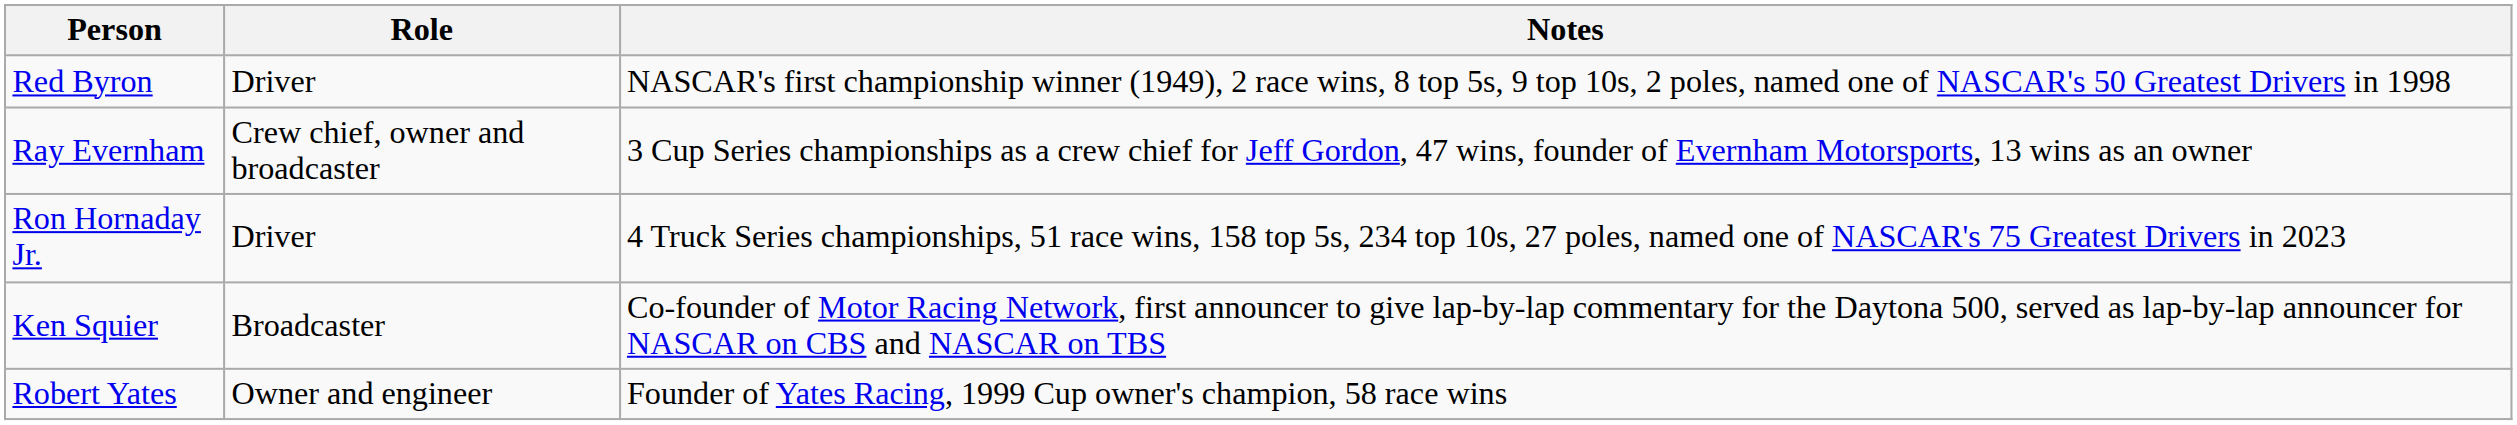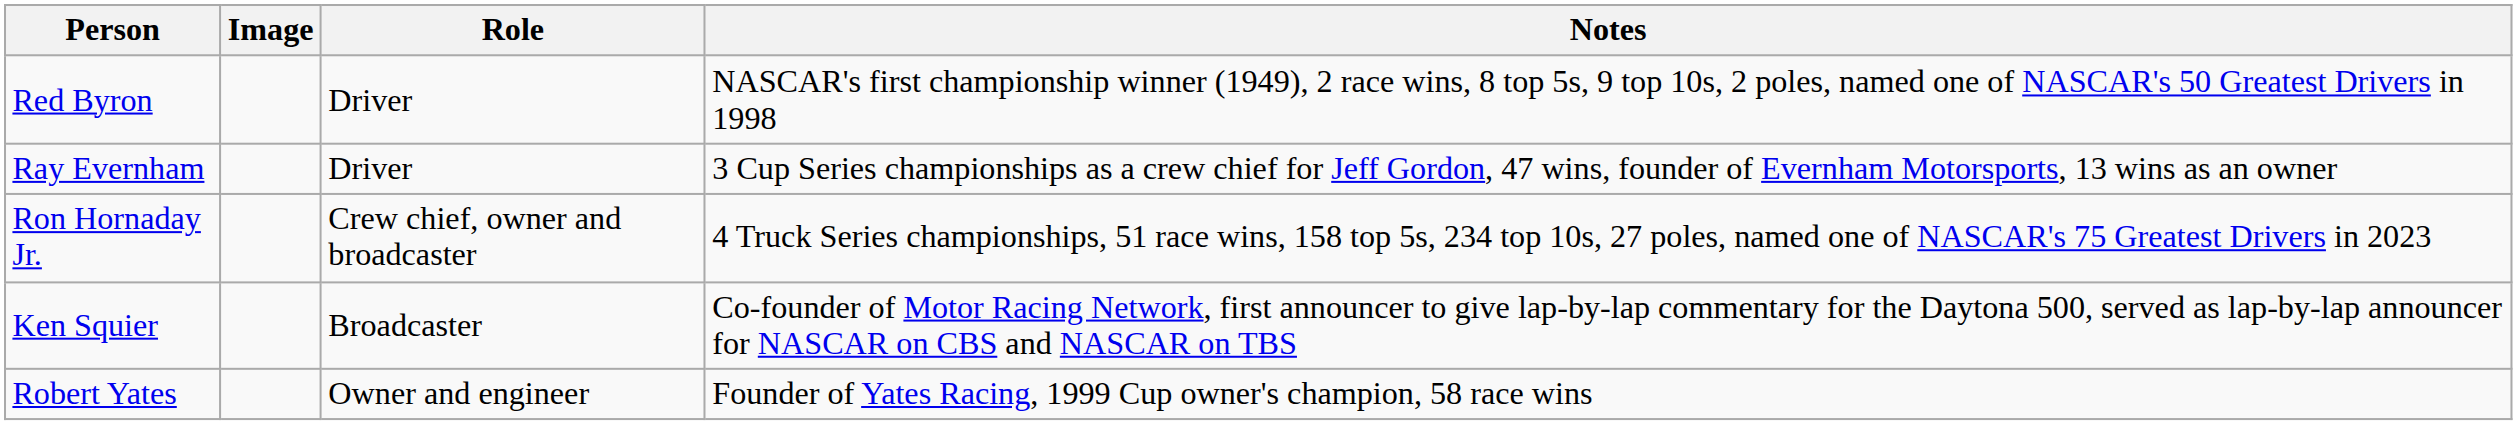+ column: (271, 30)
(378, 150) Crew chief, owner and broadcaster -> (370, 168) Driver
(273, 237) Driver -> (475, 237) Crew chief, owner and broadcaster
